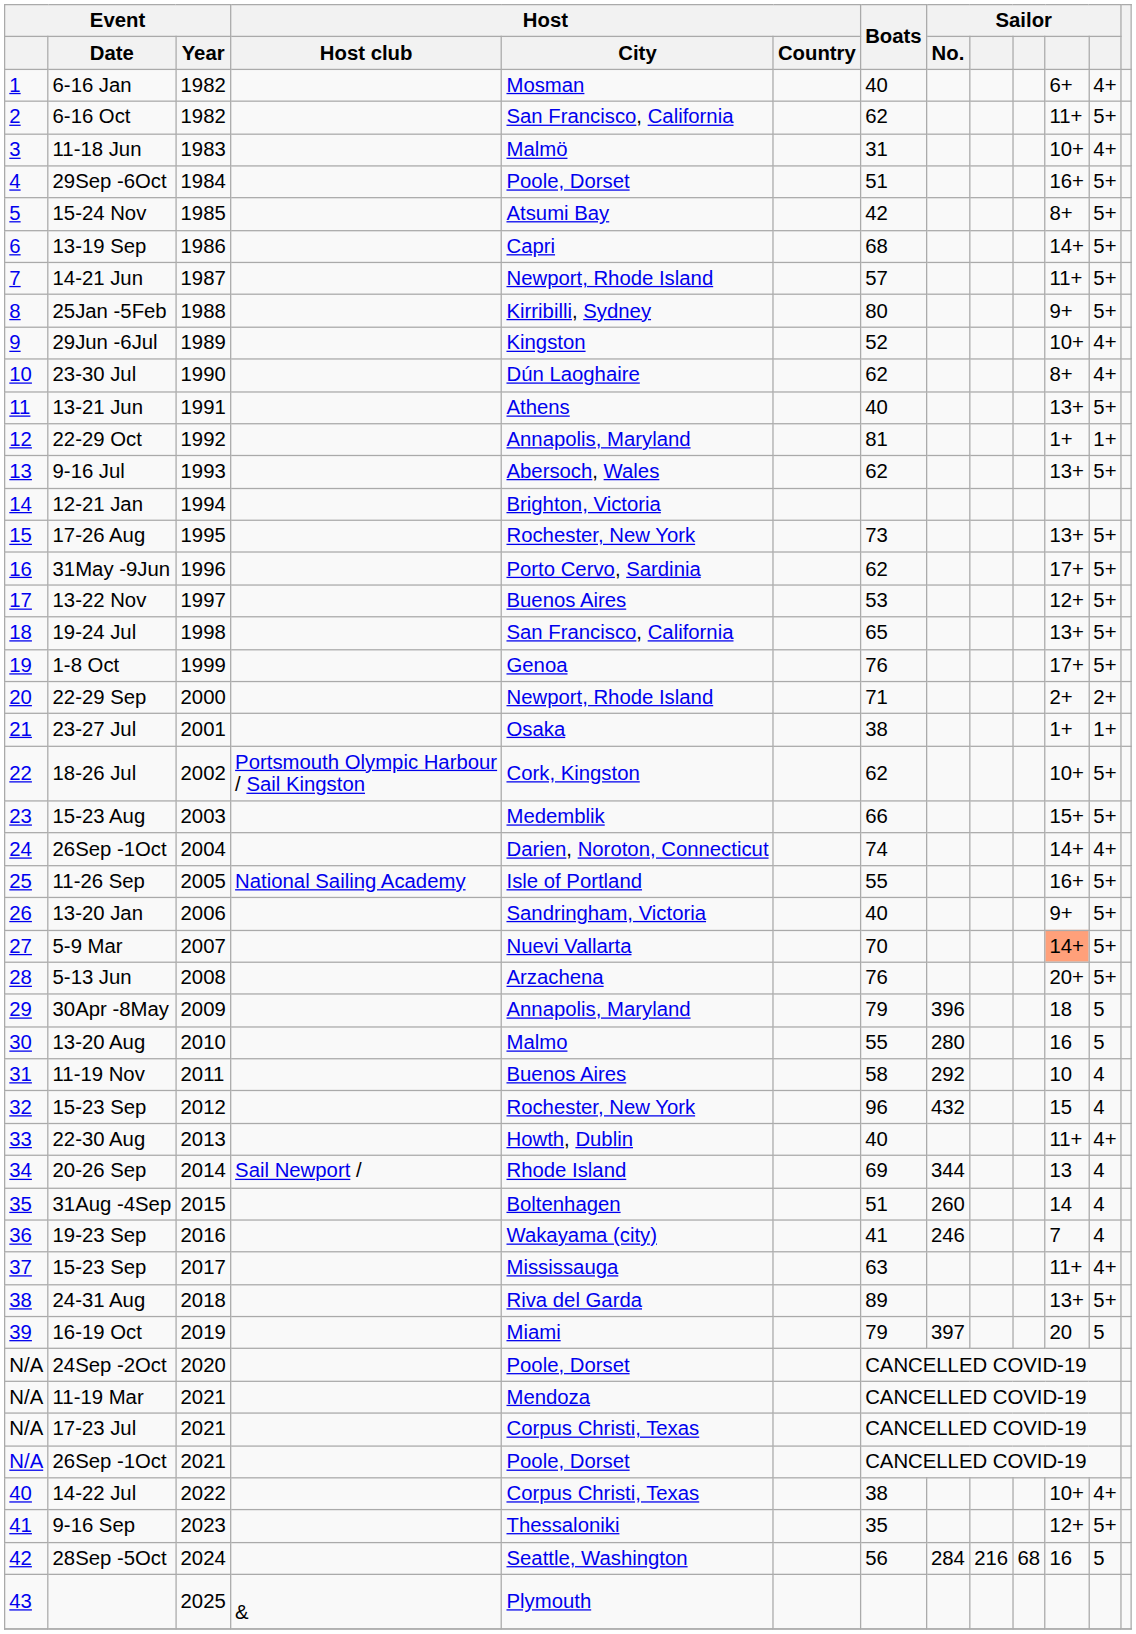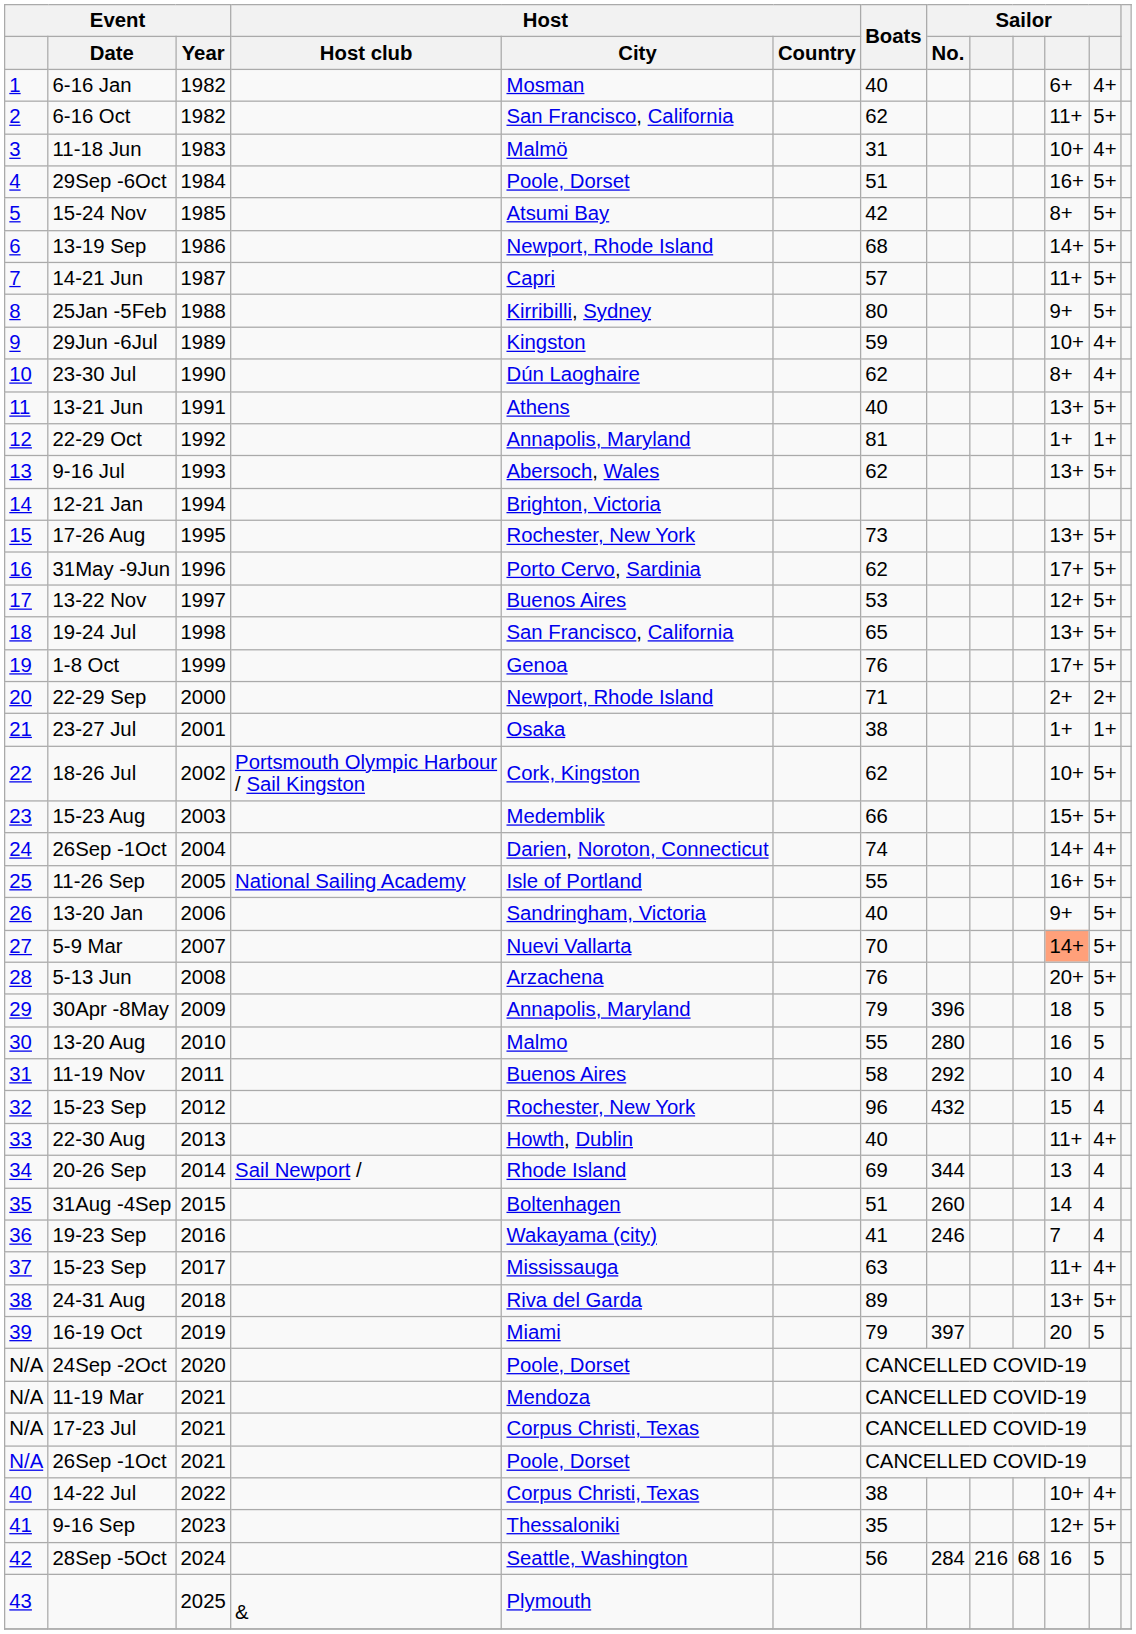(531, 246) Capri -> (610, 246) Newport, Rhode Island
(610, 278) Newport, Rhode Island -> (531, 278) Capri
(876, 342) 52 -> (876, 342) 59
